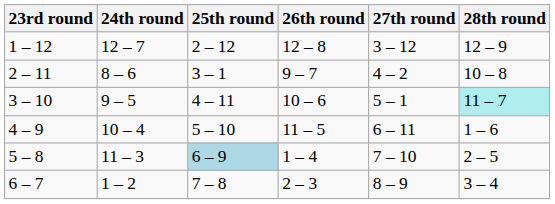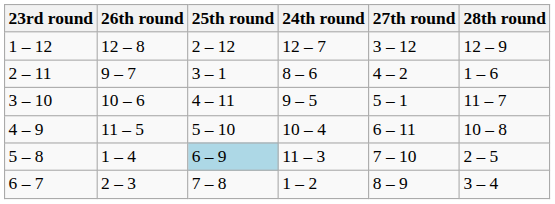columns swapped: (142, 18) <-> (324, 18)
(485, 73) 10 – 8 -> (481, 73) 1 – 6
(485, 101) paleturquoise background -> (485, 101) no background
(481, 128) 1 – 6 -> (485, 128) 10 – 8
